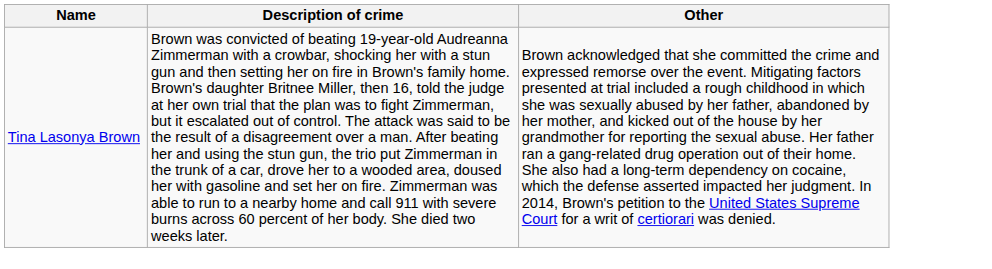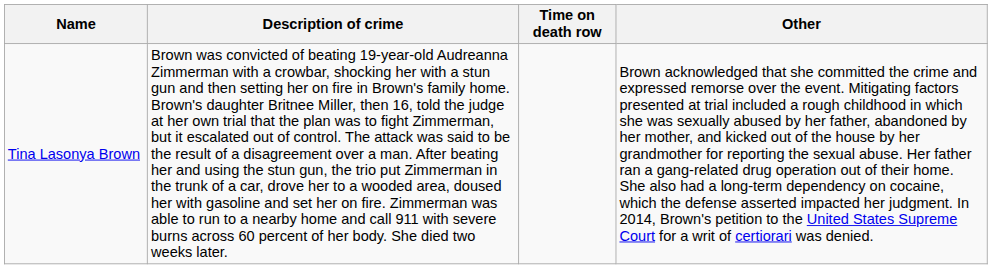+ column: (567, 24)
